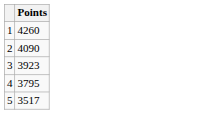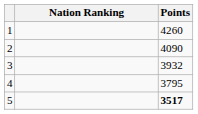+ column: (86, 13)
(29, 65) 3923 -> (172, 65) 3932
(29, 100) normal -> (172, 100) bold
